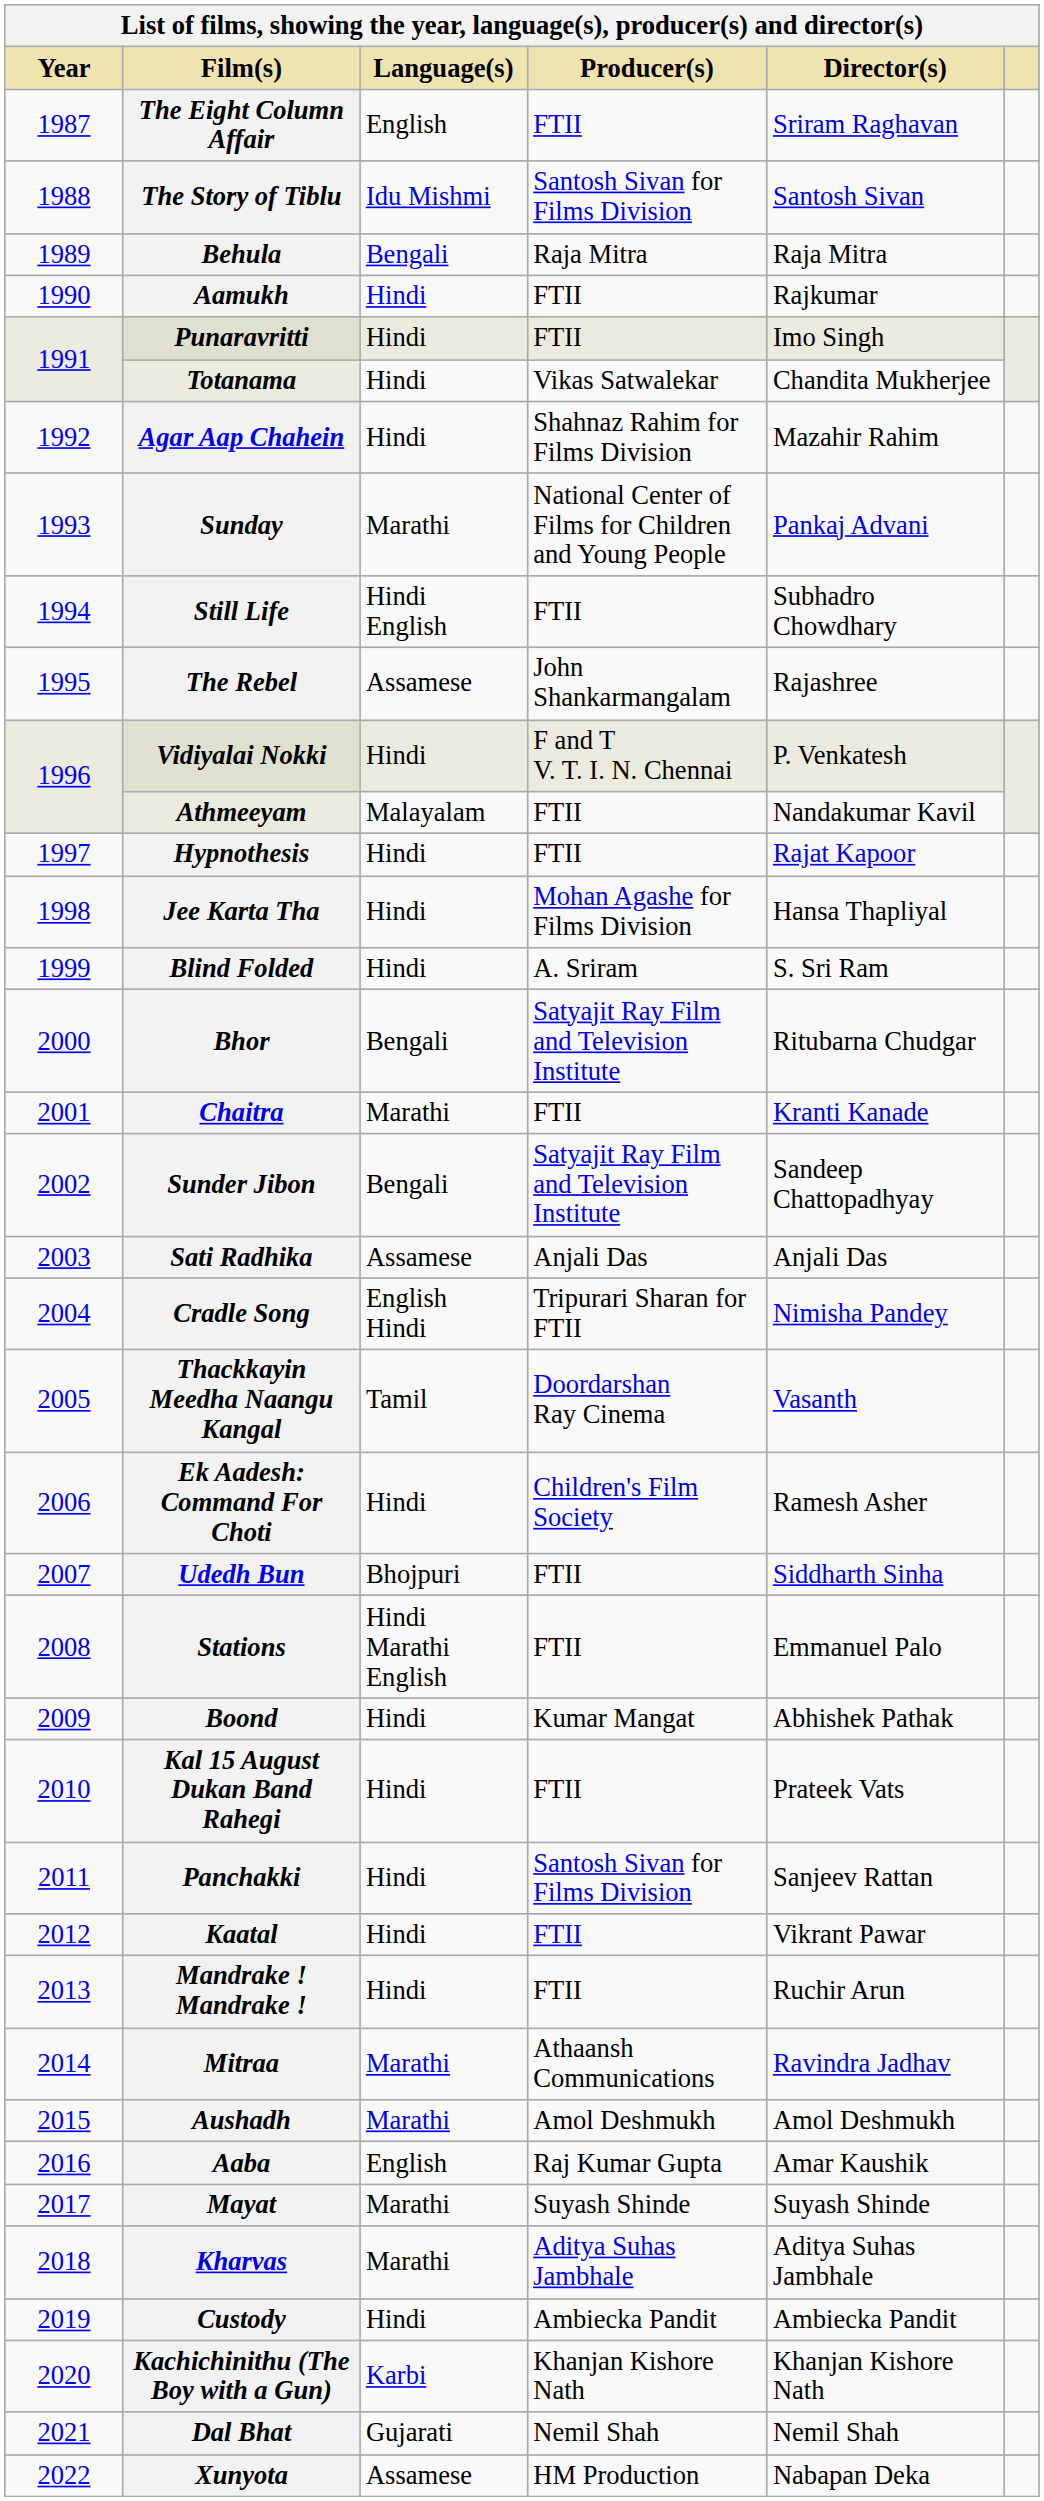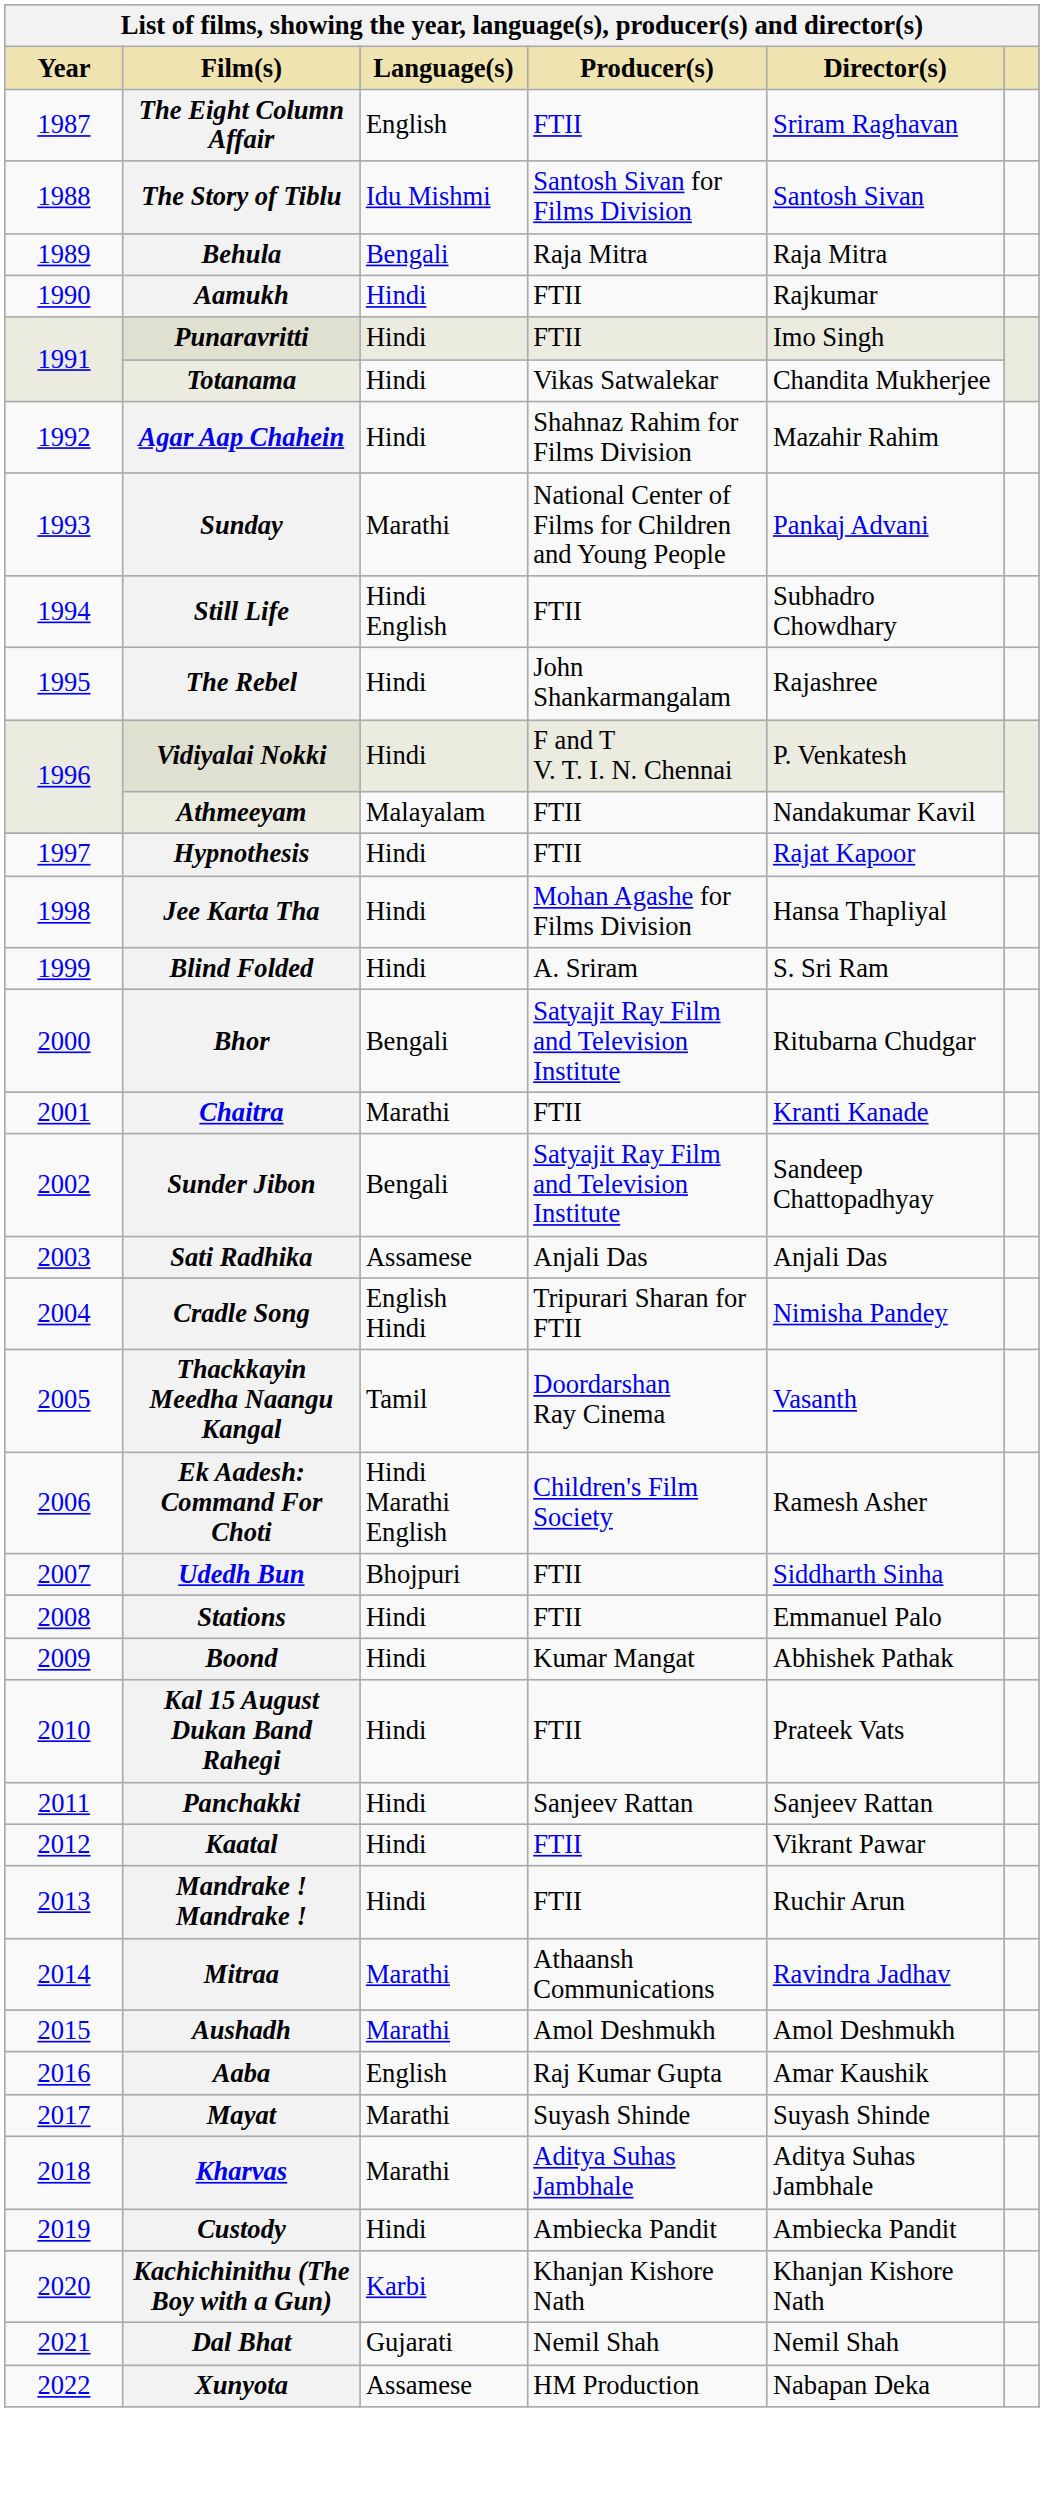(419, 683) Assamese -> (396, 683) Hindi
(396, 1502) Hindi -> (408, 1502) Hindi Marathi English
(408, 1646) Hindi Marathi English -> (396, 1616) Hindi
(628, 1877) Santosh Sivan for Films Division -> (613, 1802) Sanjeev Rattan
